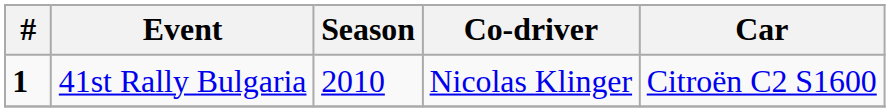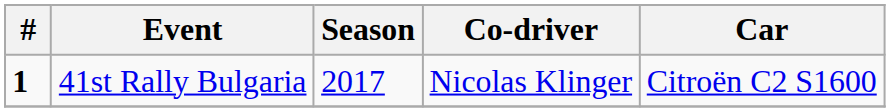(353, 80) 2010 -> (353, 80) 2017
